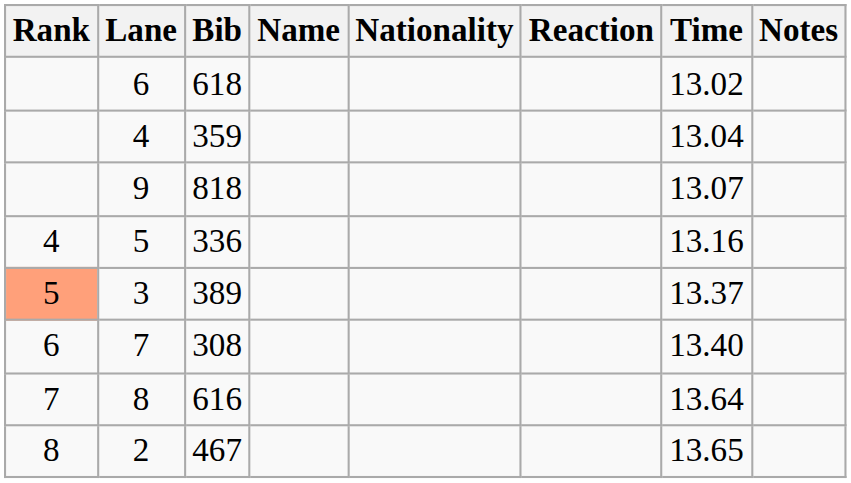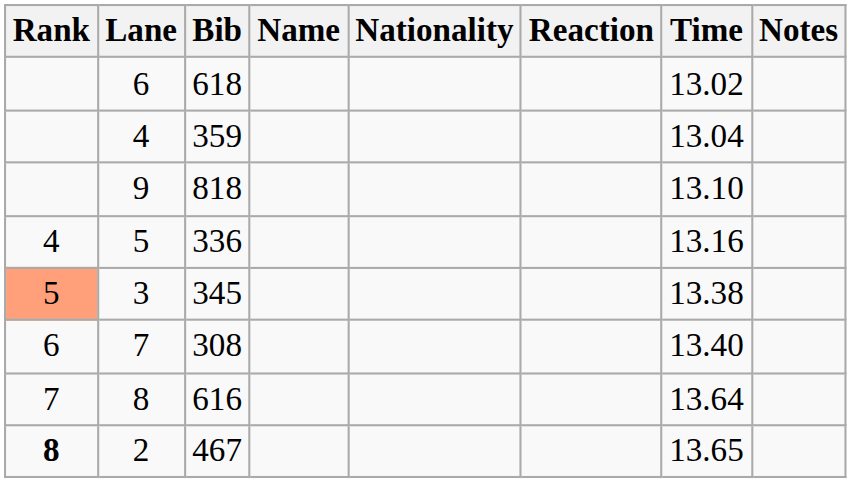(706, 188) 13.07 -> (706, 188) 13.10
(217, 293) 389 -> (217, 293) 345
(706, 293) 13.37 -> (706, 293) 13.38
(51, 450) normal -> (51, 450) bold
